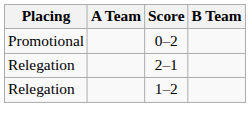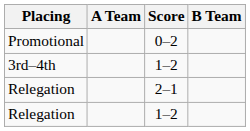+ row: (32, 65)
